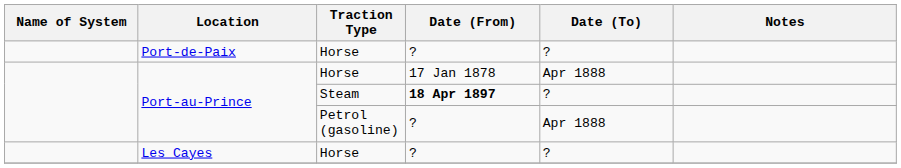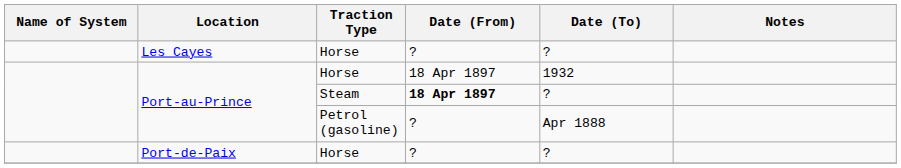rows swapped: (177, 153) <-> (189, 52)
(452, 73) 17 Jan 1878 -> (452, 73) 18 Apr 1897
(574, 73) Apr 1888 -> (558, 73) 1932
